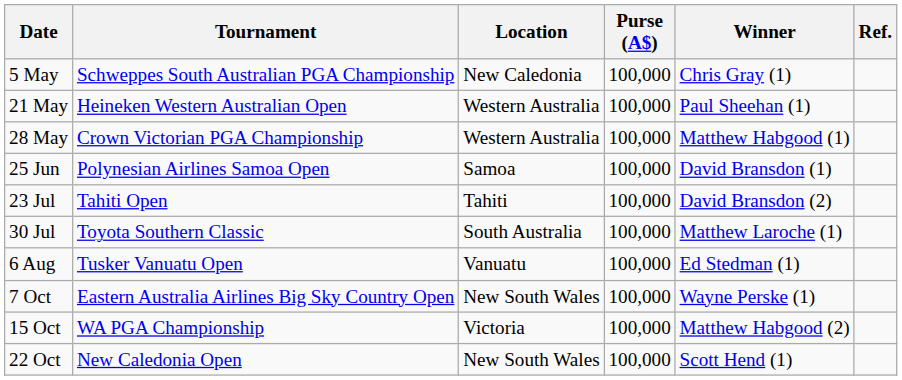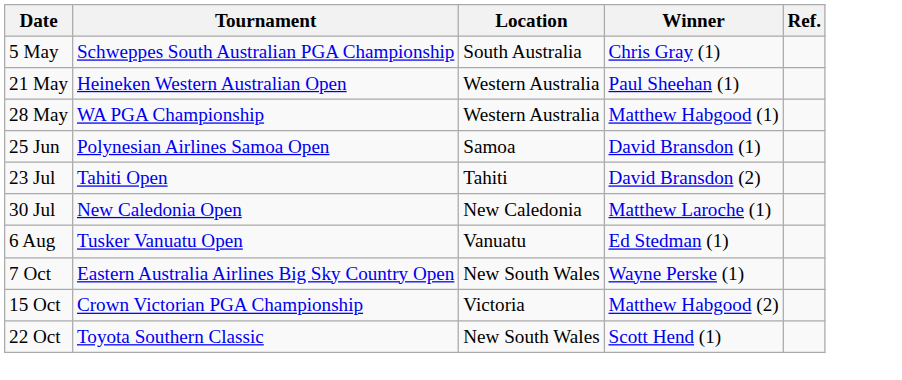- column: (640, 31)
(523, 74) New Caledonia -> (523, 52) South Australia
(220, 137) Crown Victorian PGA Championship -> (171, 115) WA PGA Championship
(170, 232) Toyota Southern Classic -> (159, 209) New Caledonia Open
(523, 232) South Australia -> (523, 209) New Caledonia
(171, 327) WA PGA Championship -> (220, 304) Crown Victorian PGA Championship
(159, 358) New Caledonia Open -> (170, 336) Toyota Southern Classic
